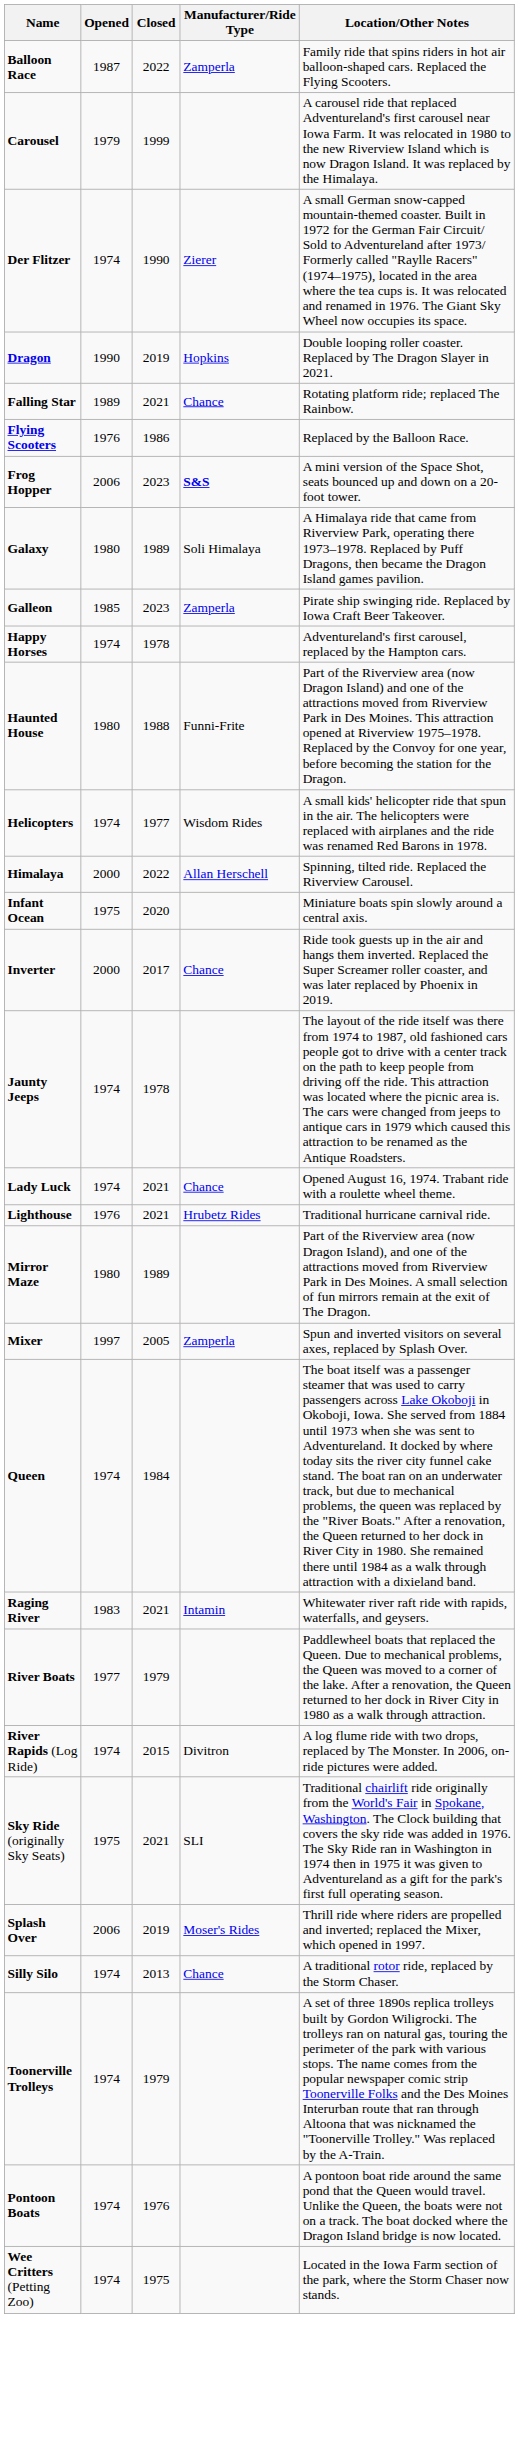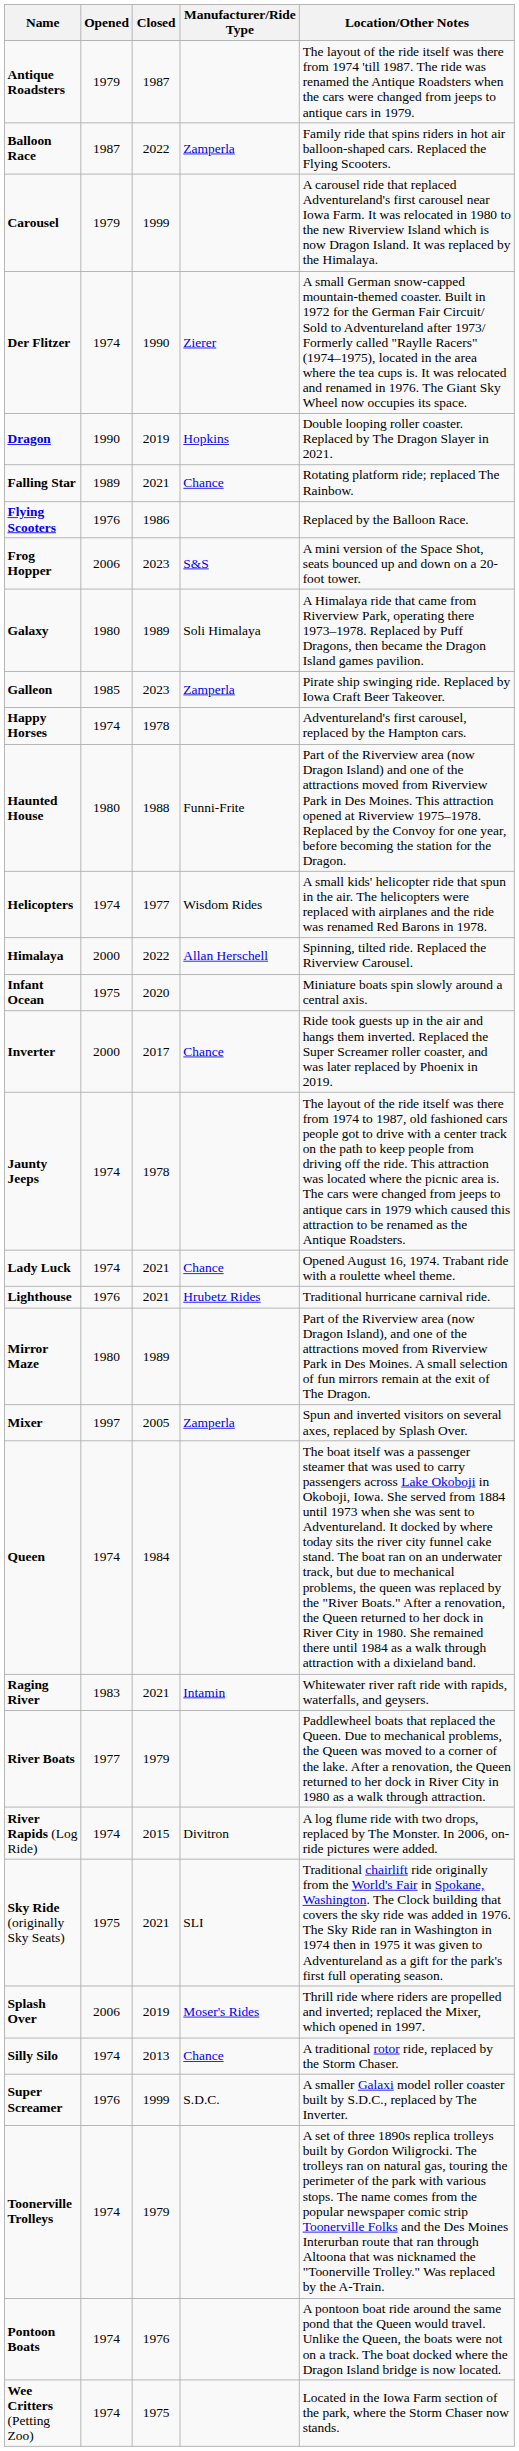+ row: (36, 81)
(196, 481) bold -> (196, 563) normal
+ row: (35, 2099)
